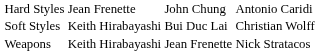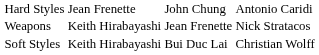rows swapped: (32, 26) <-> (28, 43)
